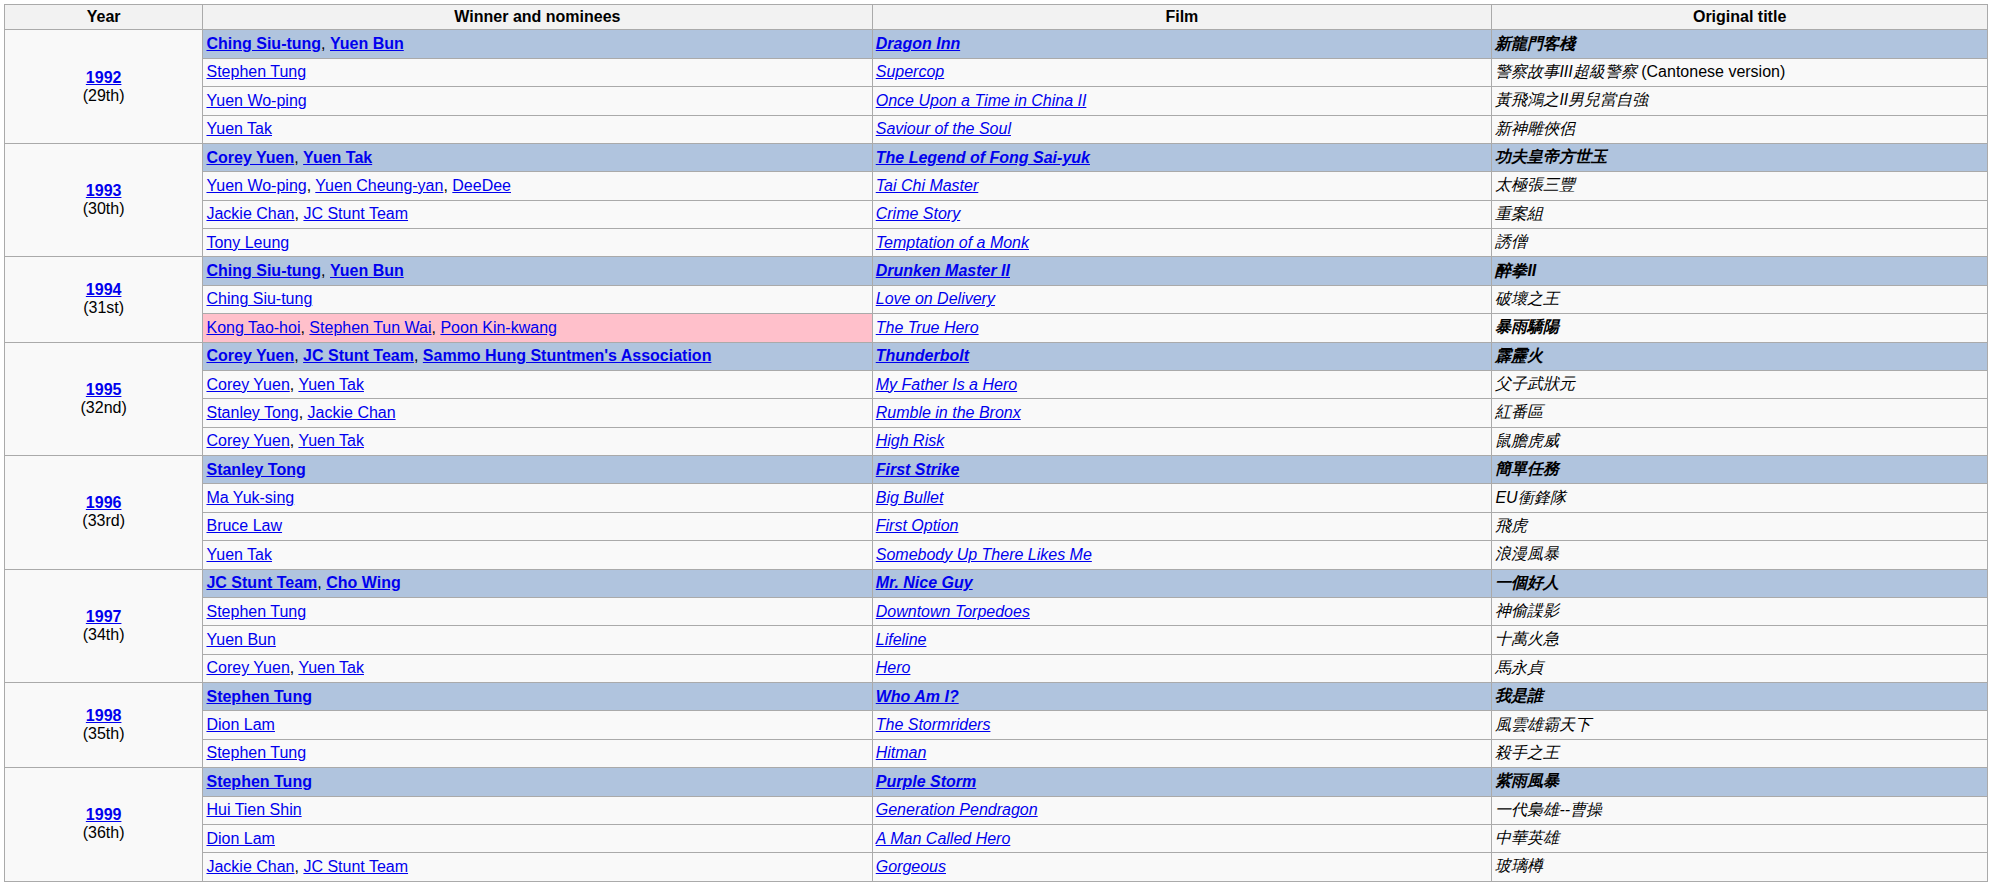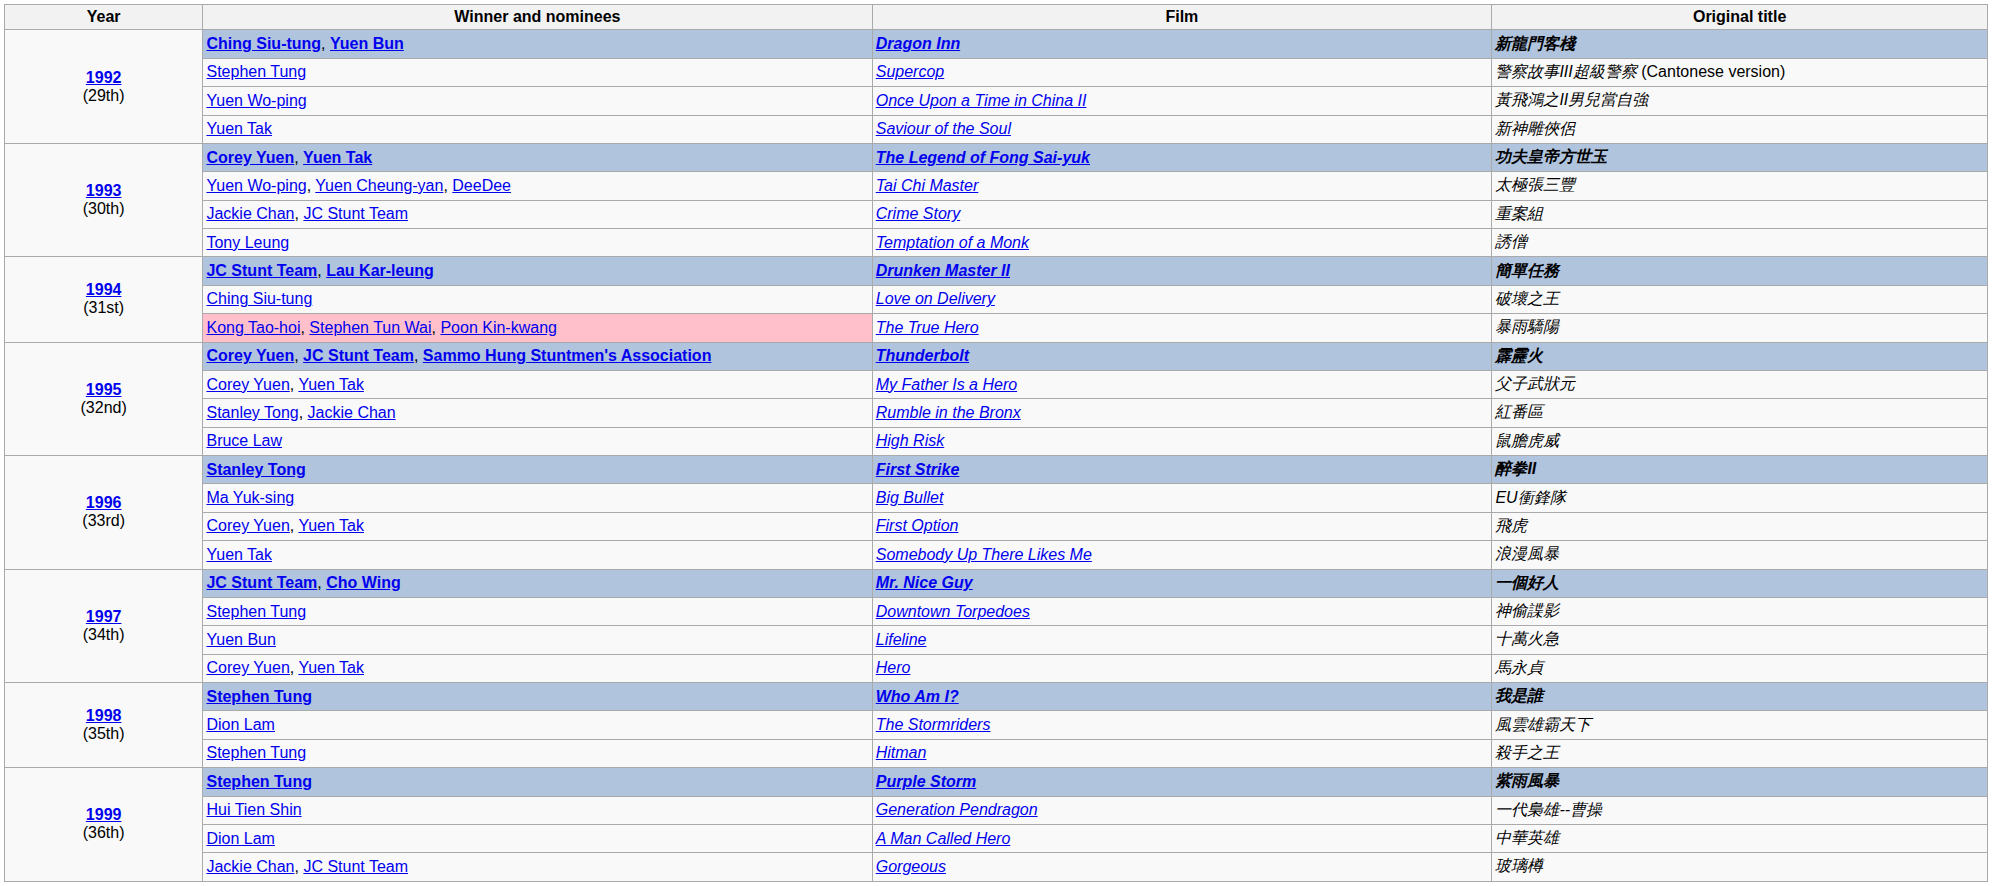(305, 271) Ching Siu-tung, Yuen Bun -> (320, 271) JC Stunt Team, Lau Kar-leung
(1516, 270) 醉拳II -> (1527, 270) 簡單任務
(1527, 327) bold -> (1527, 327) normal
(285, 441) Corey Yuen, Yuen Tak -> (244, 441) Bruce Law
(1527, 469) 簡單任務 -> (1516, 469) 醉拳II
(244, 526) Bruce Law -> (285, 526) Corey Yuen, Yuen Tak
